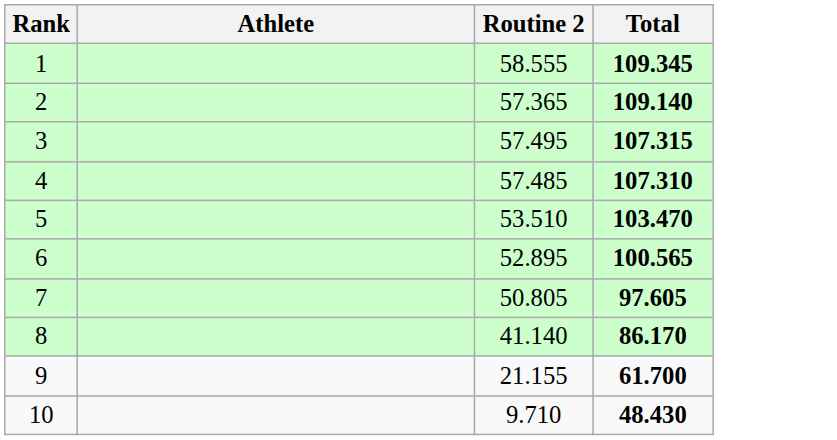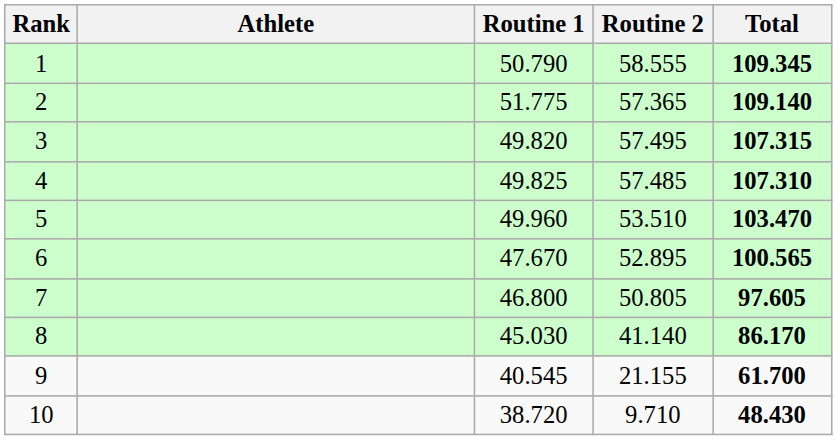+ column: (534, 24)
